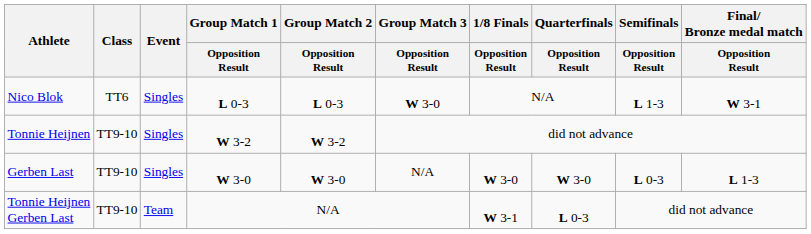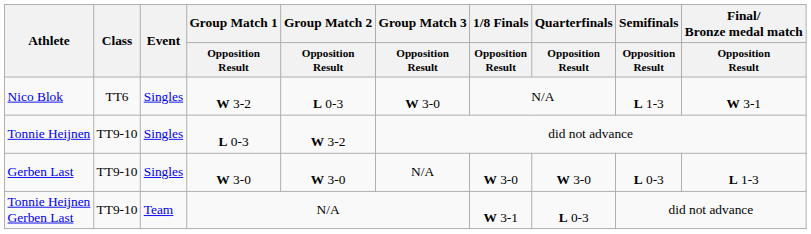(234, 104) L 0-3 -> (234, 104) W 3-2
(234, 142) W 3-2 -> (234, 142) L 0-3
